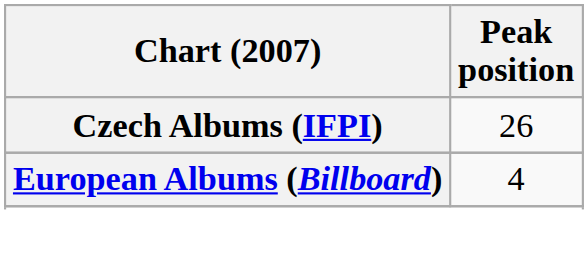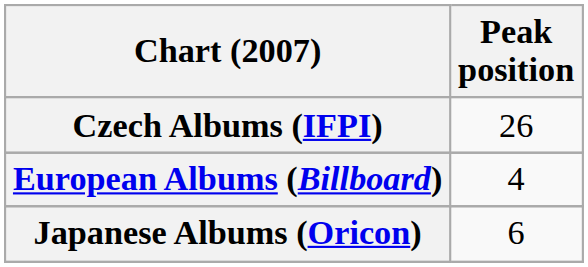+ row: (228, 233)
